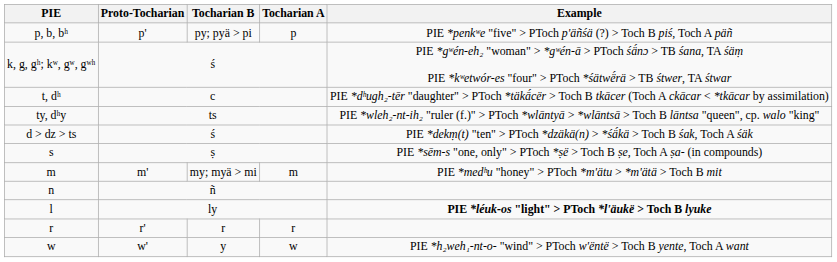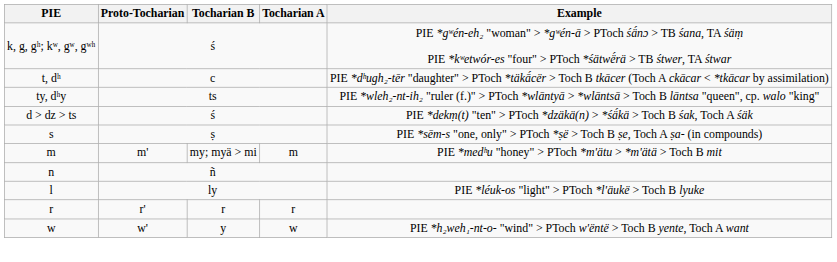- row: (51, 32)
(579, 209) bold -> (579, 190) normal
